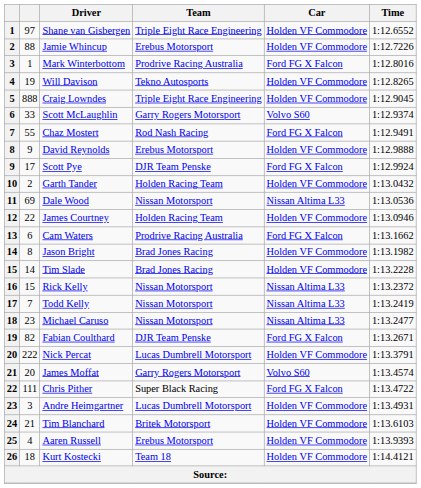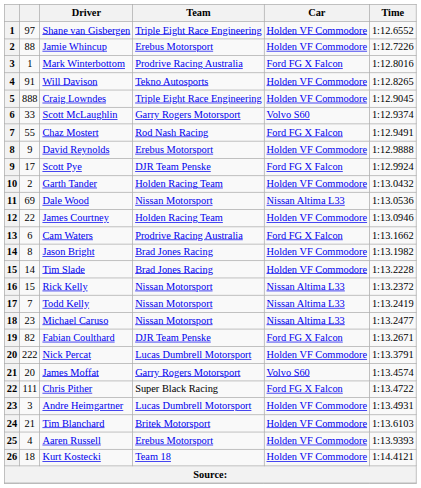(30, 81) 19 -> (30, 81) 91
